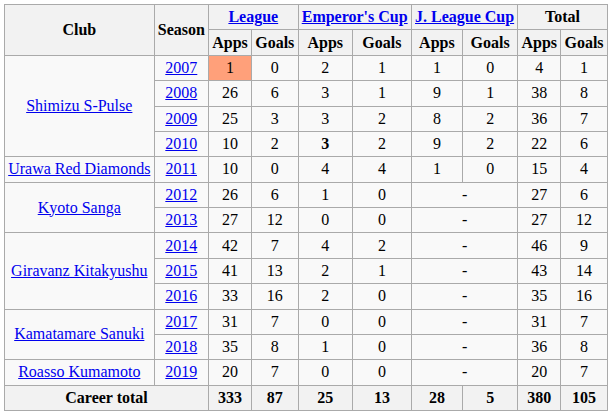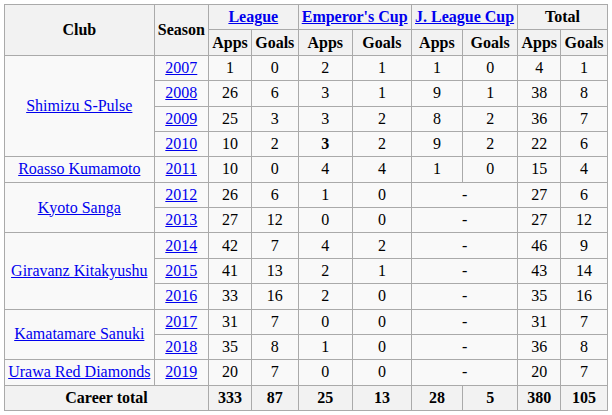(230, 67) lightsalmon background -> (230, 67) no background
(79, 169) Urawa Red Diamonds -> (79, 169) Roasso Kumamoto
(79, 372) Roasso Kumamoto -> (79, 372) Urawa Red Diamonds
